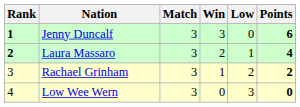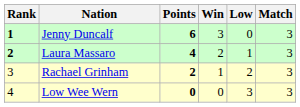columns swapped: (180, 14) <-> (276, 14)
